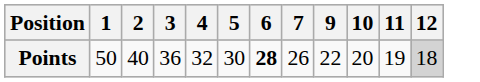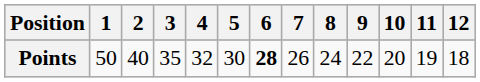+ column: (330, 22)
(170, 57) 36 -> (170, 57) 35
(427, 57) lightgrey background -> (459, 57) no background
